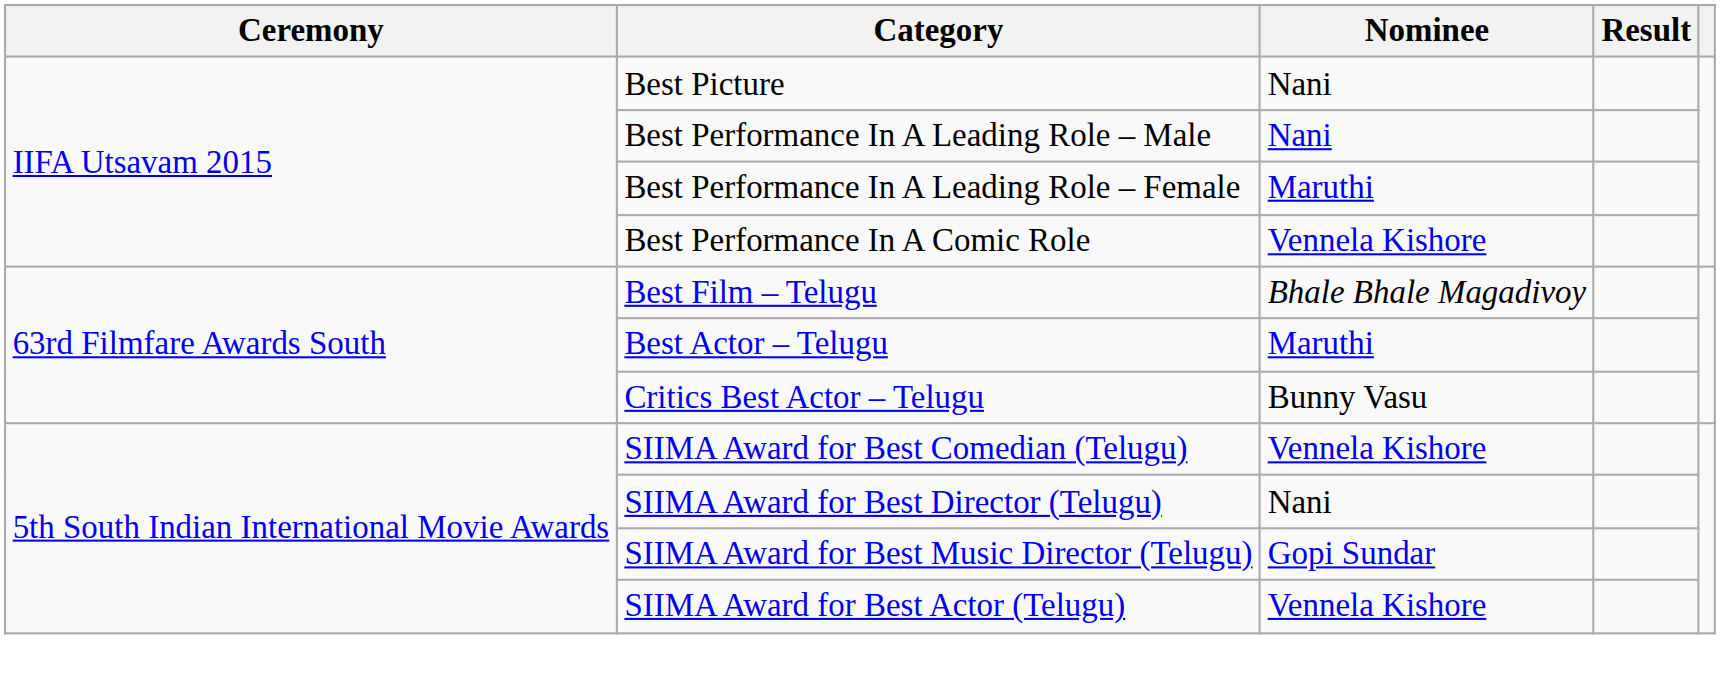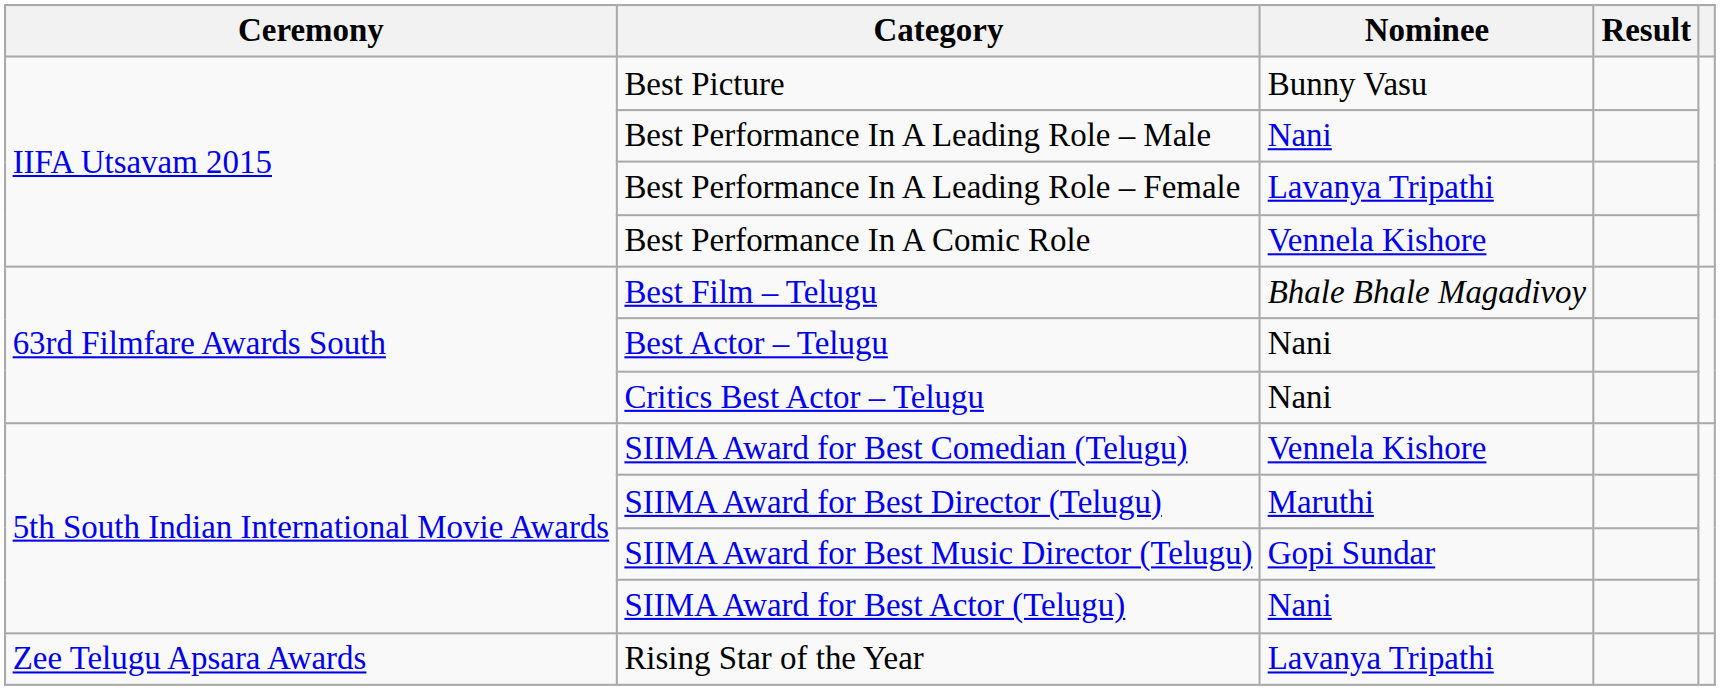(1300, 82) Nani -> (1348, 82) Bunny Vasu
(1321, 187) Maruthi -> (1381, 187) Lavanya Tripathi
(1321, 344) Maruthi -> (1300, 344) Nani
(1348, 396) Bunny Vasu -> (1300, 396) Nani
(1300, 501) Nani -> (1321, 501) Maruthi
(1377, 605) Vennela Kishore -> (1300, 605) Nani
+ row: (774, 657)
